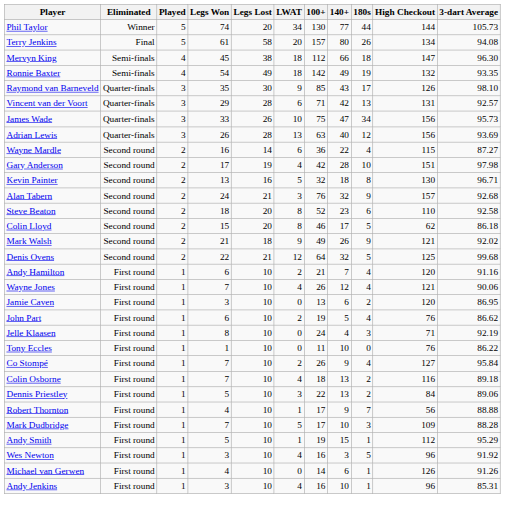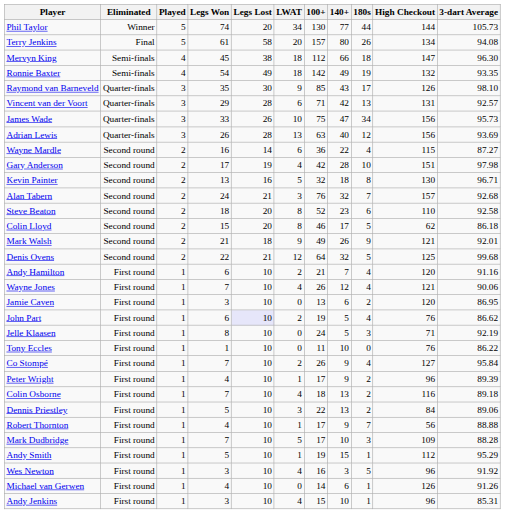(368, 195) 9 -> (368, 195) 7
(488, 241) 92.02 -> (488, 241) 92.01
(267, 318) no background -> (267, 318) lavender background
(347, 333) 4 -> (347, 333) 5
+ row: (30, 379)
(321, 486) 16 -> (321, 501) 15
